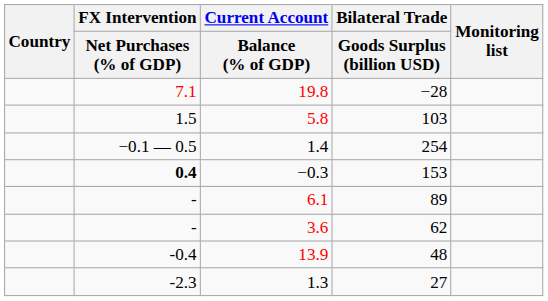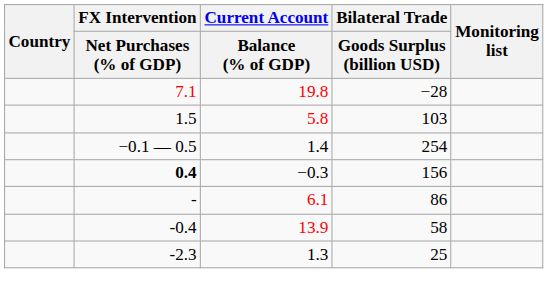(434, 173) 153 -> (434, 173) 156
(439, 200) 89 -> (439, 200) 86
- row: (318, 227)
(439, 254) 48 -> (439, 227) 58
(439, 281) 27 -> (439, 254) 25
